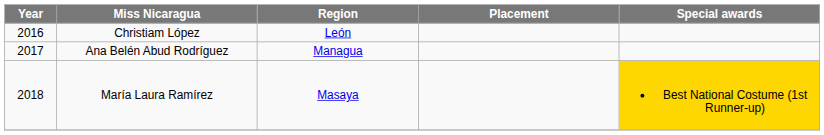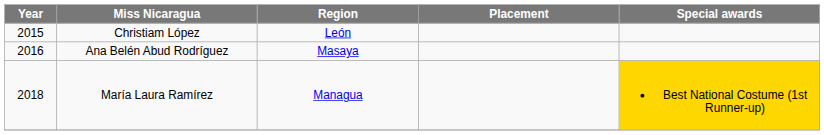(31, 33) 2016 -> (31, 33) 2015
(31, 51) 2017 -> (31, 51) 2016
(338, 51) Managua -> (338, 51) Masaya
(338, 95) Masaya -> (338, 95) Managua
